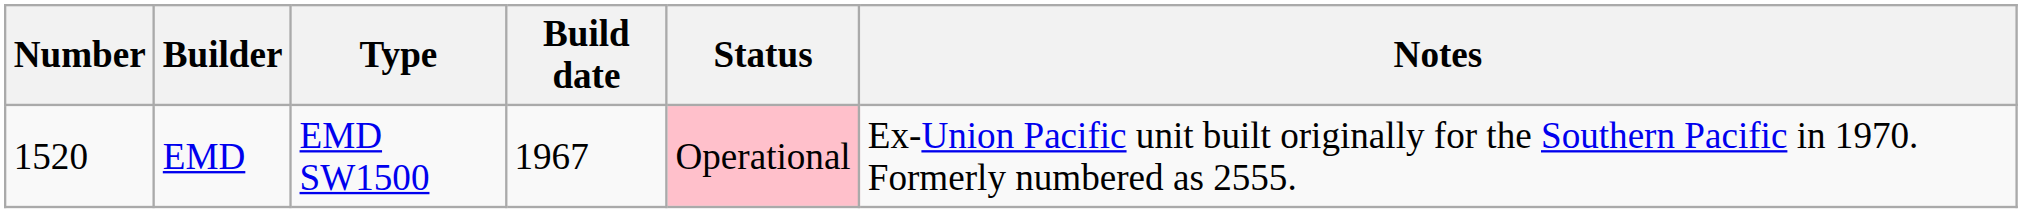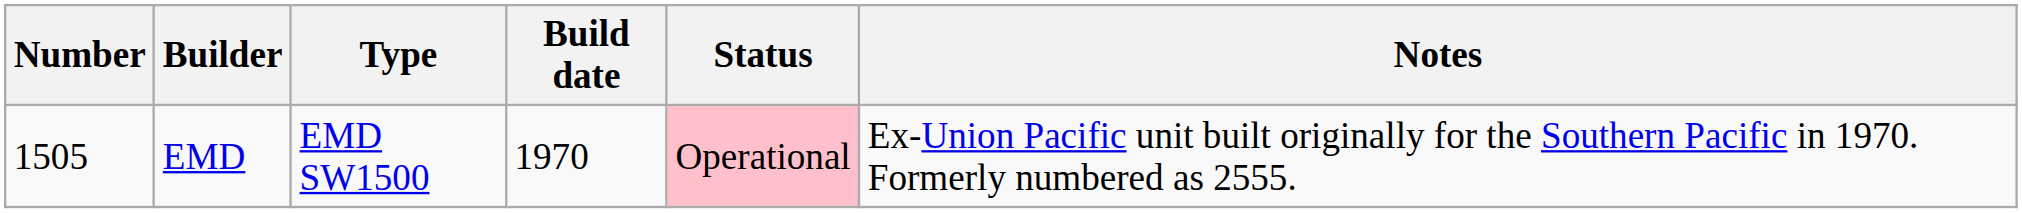(51, 155) 1520 -> (51, 155) 1505
(552, 155) 1967 -> (552, 155) 1970
